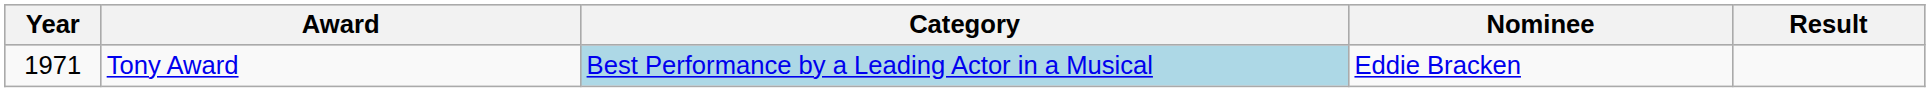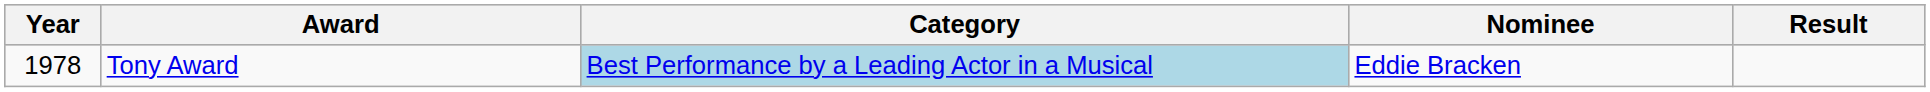(53, 65) 1971 -> (53, 65) 1978
